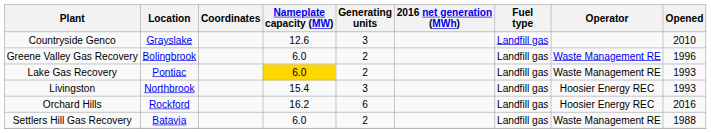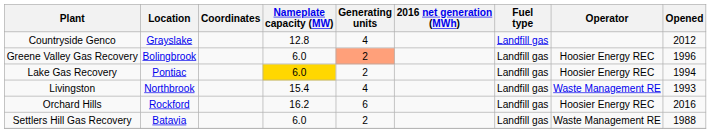(299, 40) 12.6 -> (299, 40) 12.8
(365, 40) 3 -> (365, 40) 4
(685, 40) 2010 -> (685, 40) 2012
(365, 56) no background -> (365, 56) lightsalmon background
(607, 56) Waste Management RE -> (607, 56) Hoosier Energy REC
(607, 72) Waste Management RE -> (607, 72) Hoosier Energy REC
(685, 72) 1993 -> (685, 72) 1994
(365, 88) 3 -> (365, 88) 4
(607, 88) Hoosier Energy REC -> (607, 88) Waste Management RE
